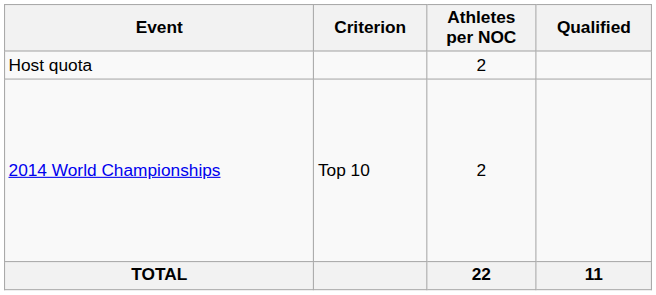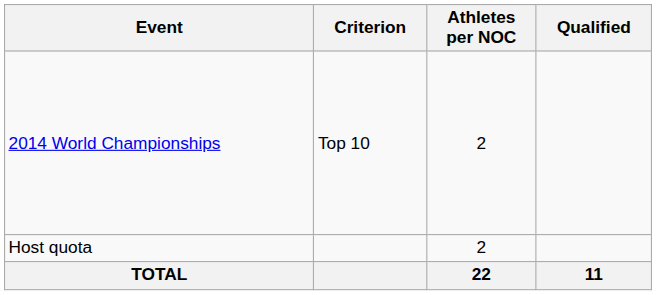rows swapped: (50, 65) <-> (115, 170)
